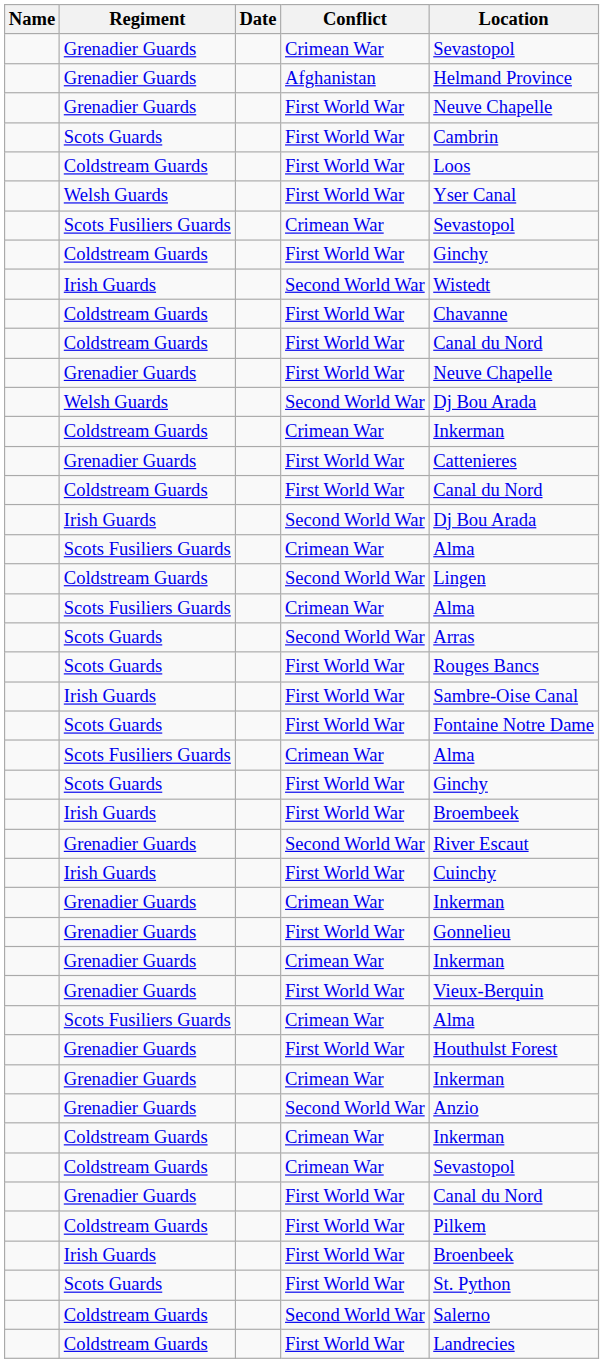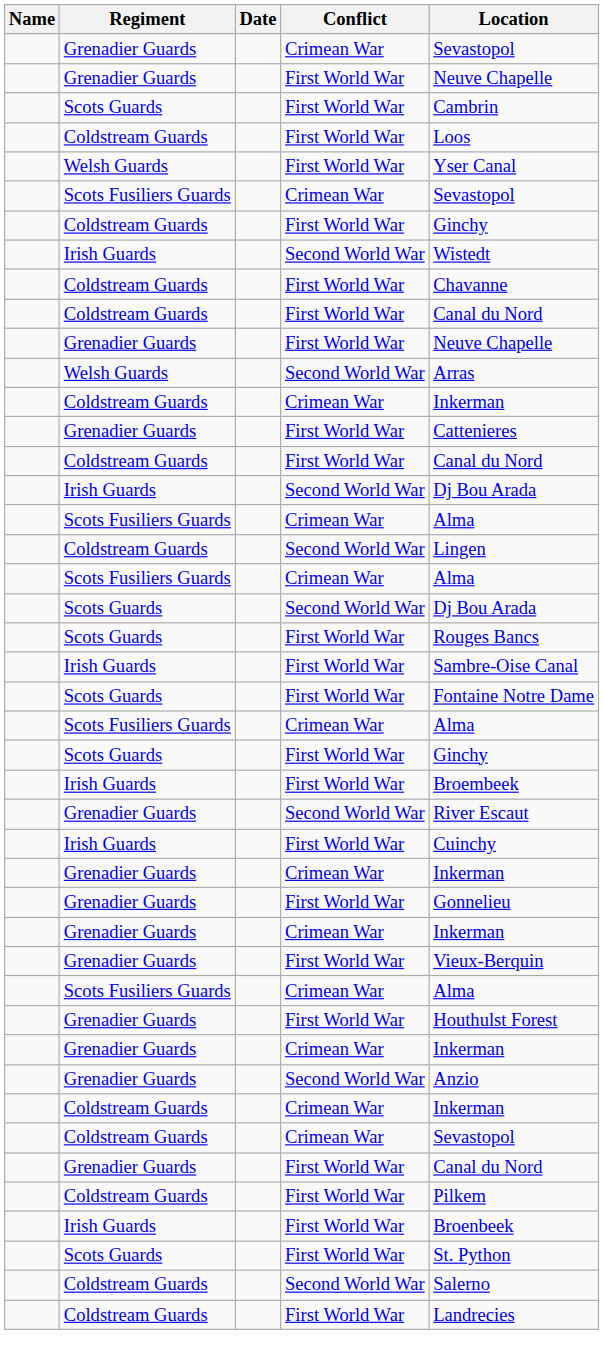- row: (130, 78)
(485, 401) Dj Bou Arada -> (454, 372) Arras
(454, 637) Arras -> (485, 607) Dj Bou Arada
